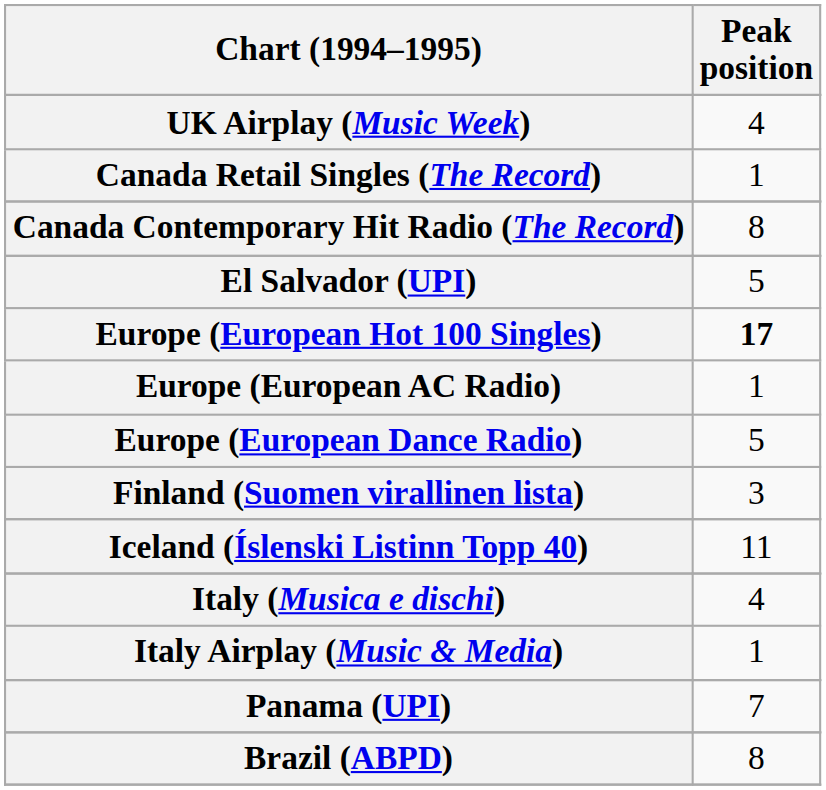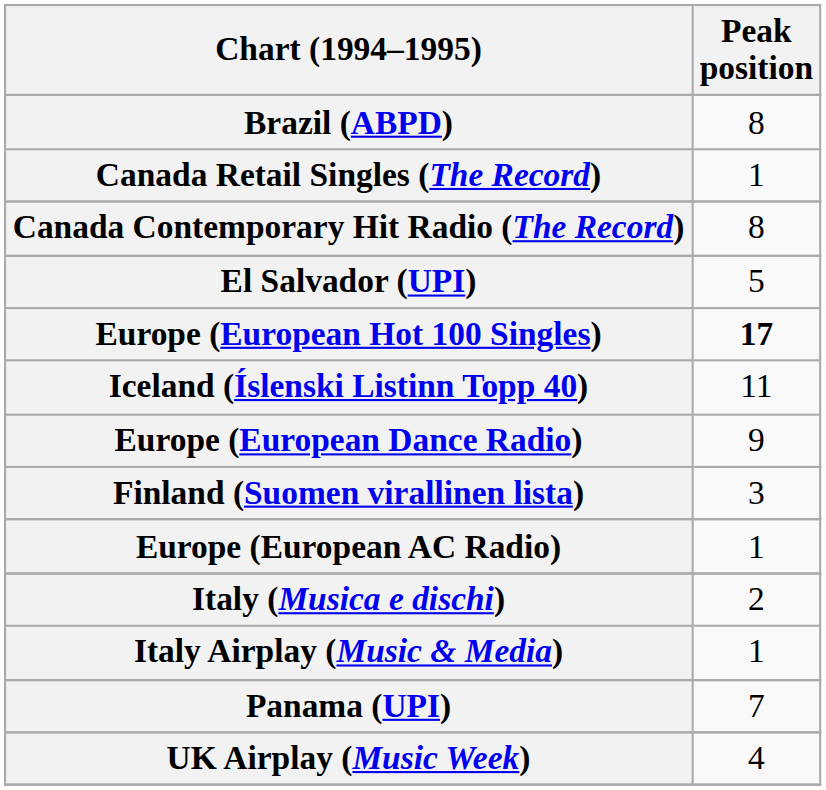rows swapped: (349, 758) <-> (349, 121)
rows swapped: (349, 386) <-> (349, 545)
(756, 439) 5 -> (756, 439) 9
(756, 598) 4 -> (756, 598) 2
